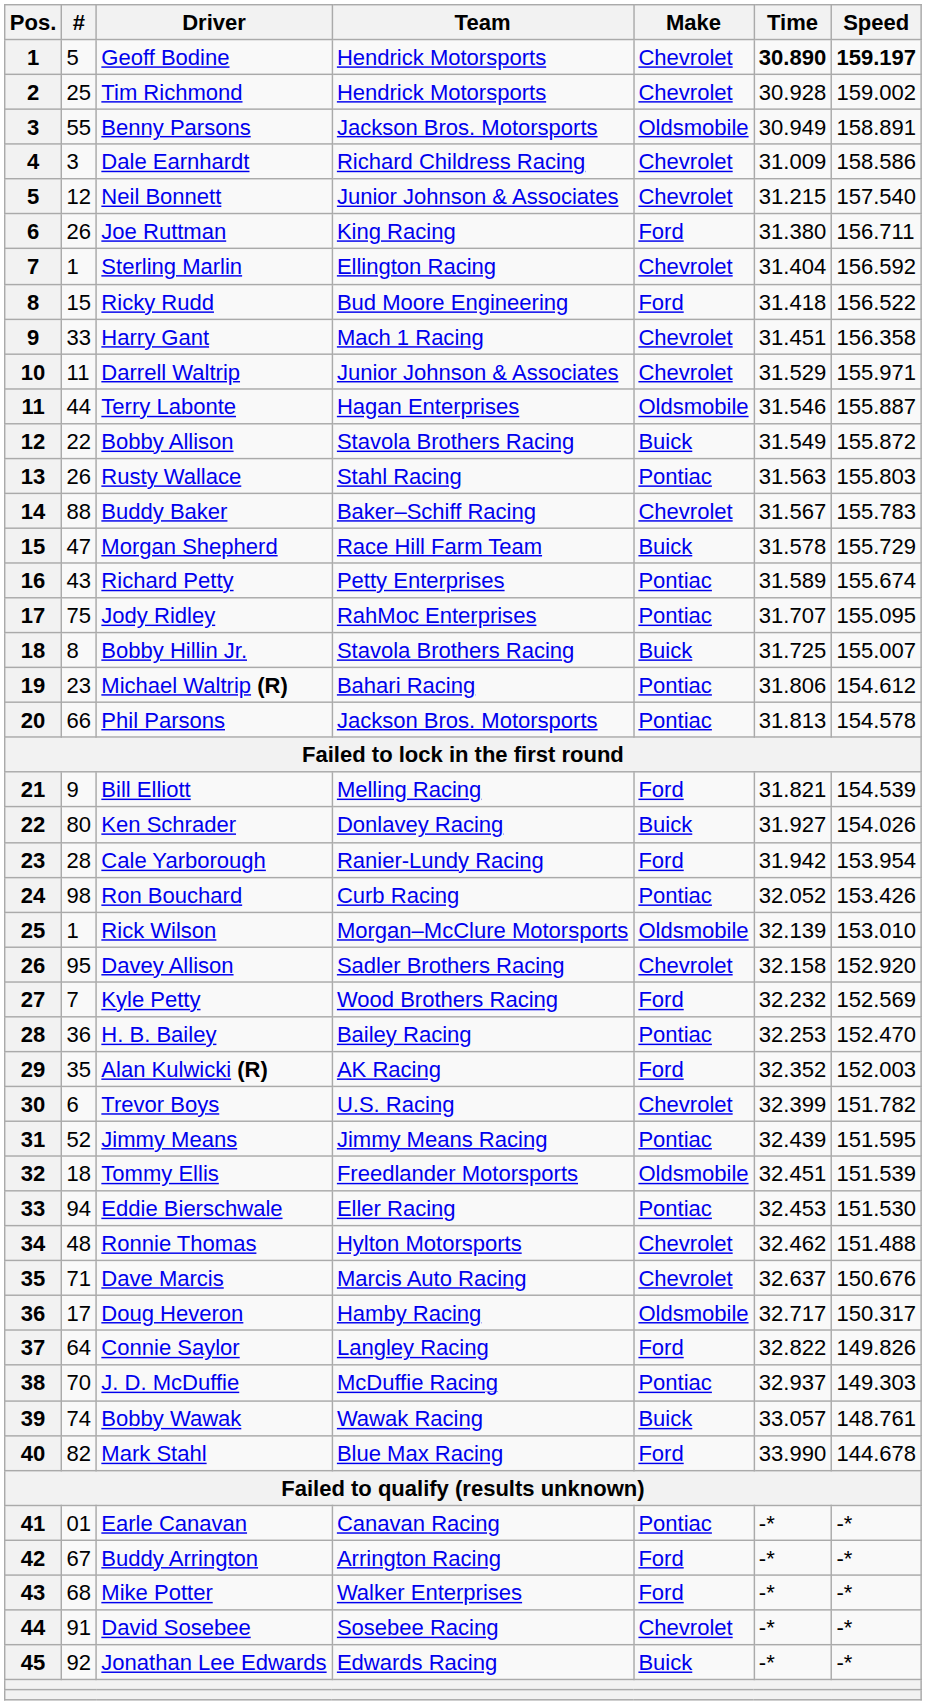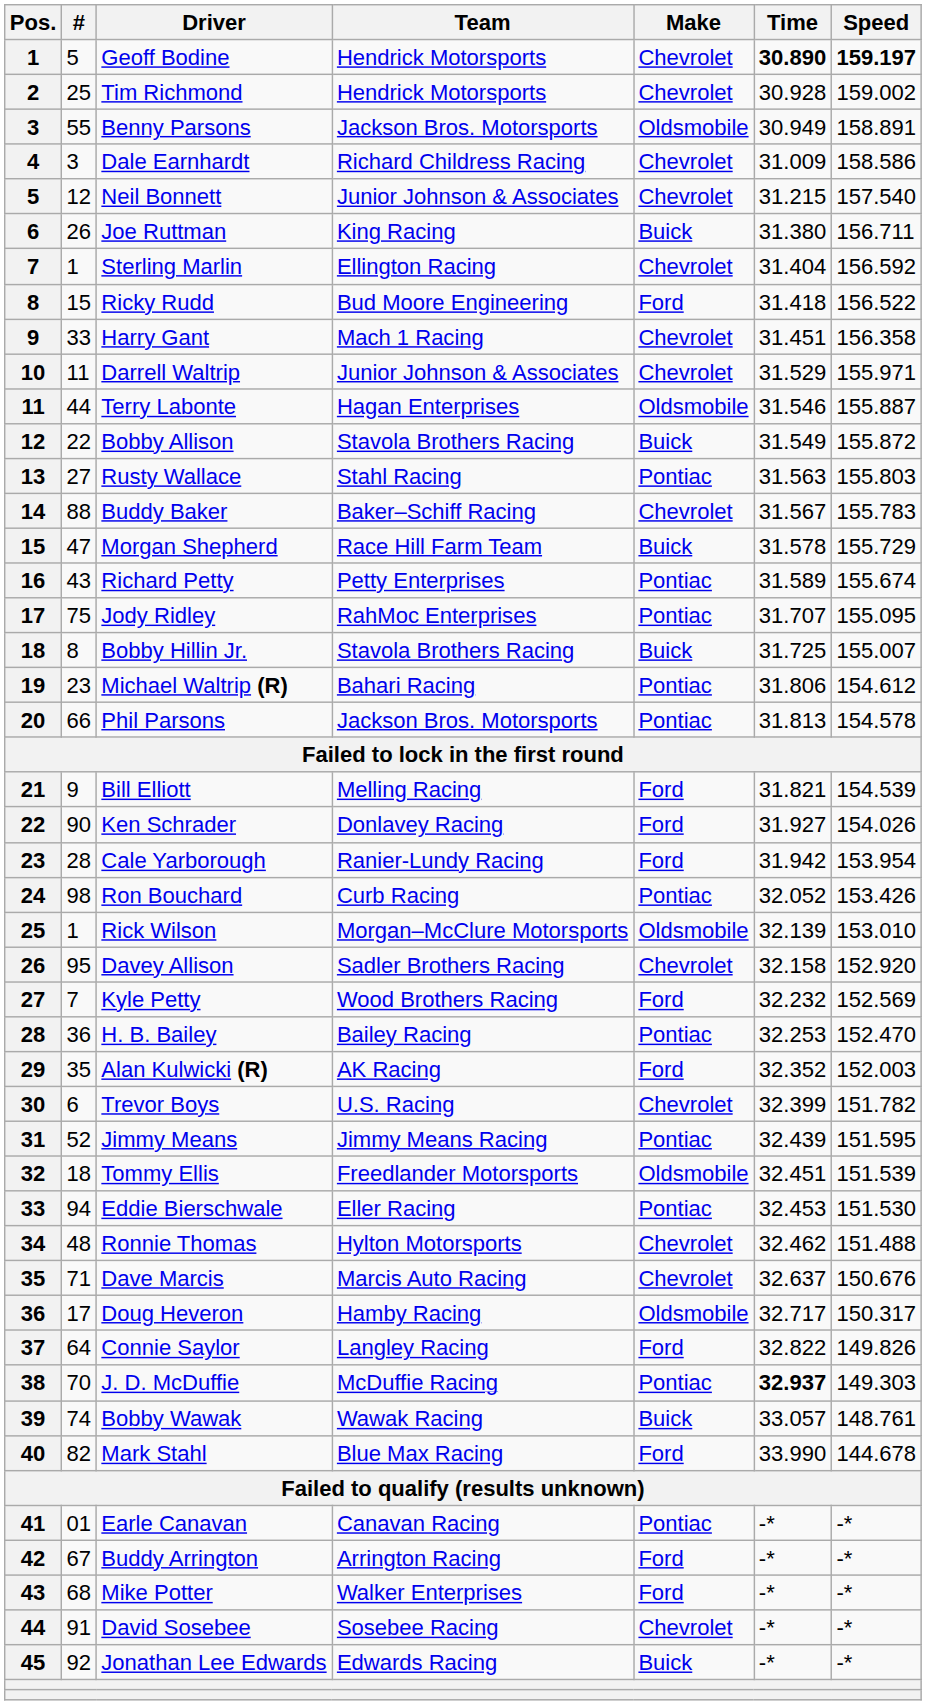(661, 232) Ford -> (665, 232) Buick
(79, 476) 26 -> (79, 476) 27
(79, 825) 80 -> (79, 825) 90
(665, 825) Buick -> (661, 825) Ford
(792, 1383) normal -> (792, 1383) bold
